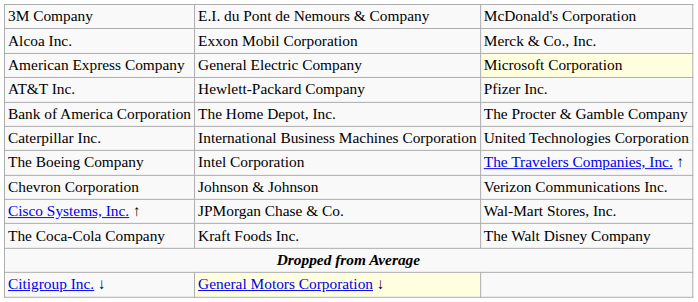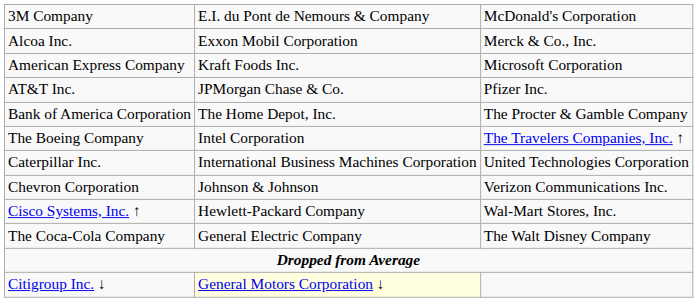(280, 65) General Electric Company -> (249, 65) Kraft Foods Inc.
(553, 65) lightyellow background -> (553, 65) no background
(281, 89) Hewlett-Packard Company -> (271, 89) JPMorgan Chase & Co.
rows swapped: (76, 162) <-> (55, 138)
(271, 211) JPMorgan Chase & Co. -> (281, 211) Hewlett-Packard Company
(249, 235) Kraft Foods Inc. -> (280, 235) General Electric Company
